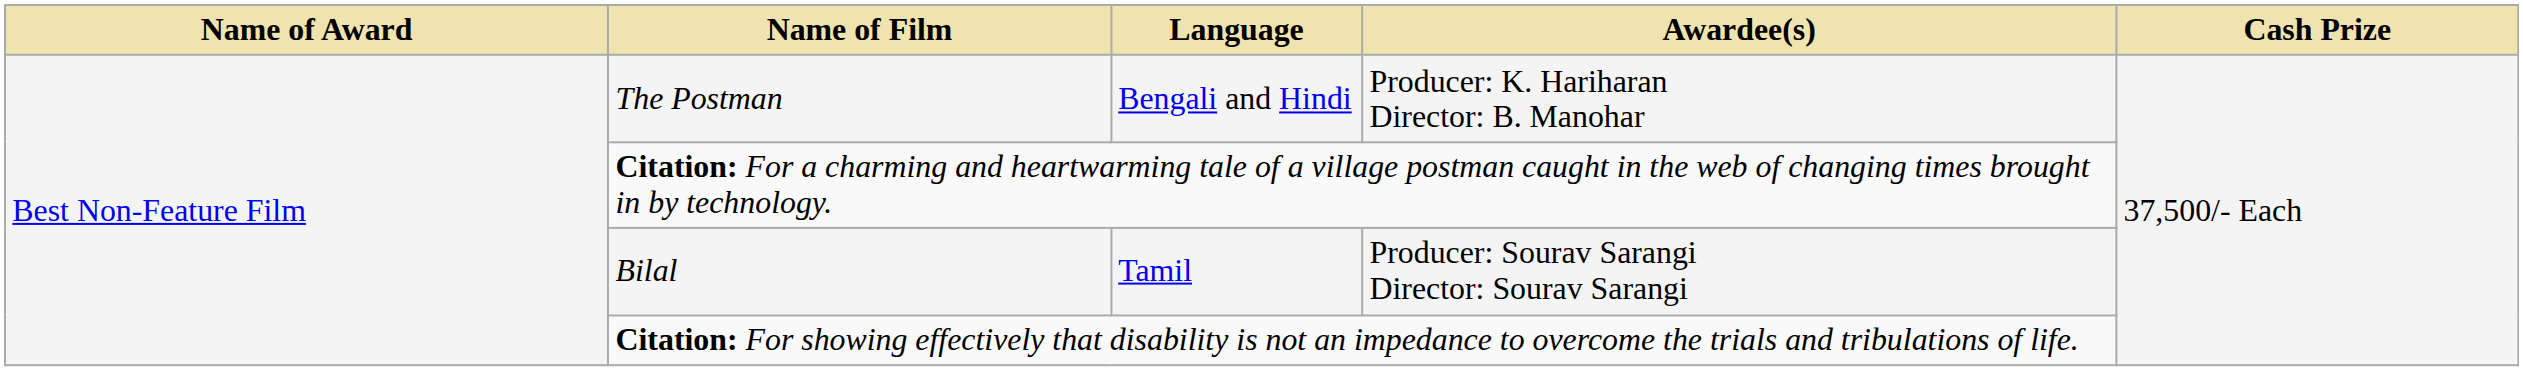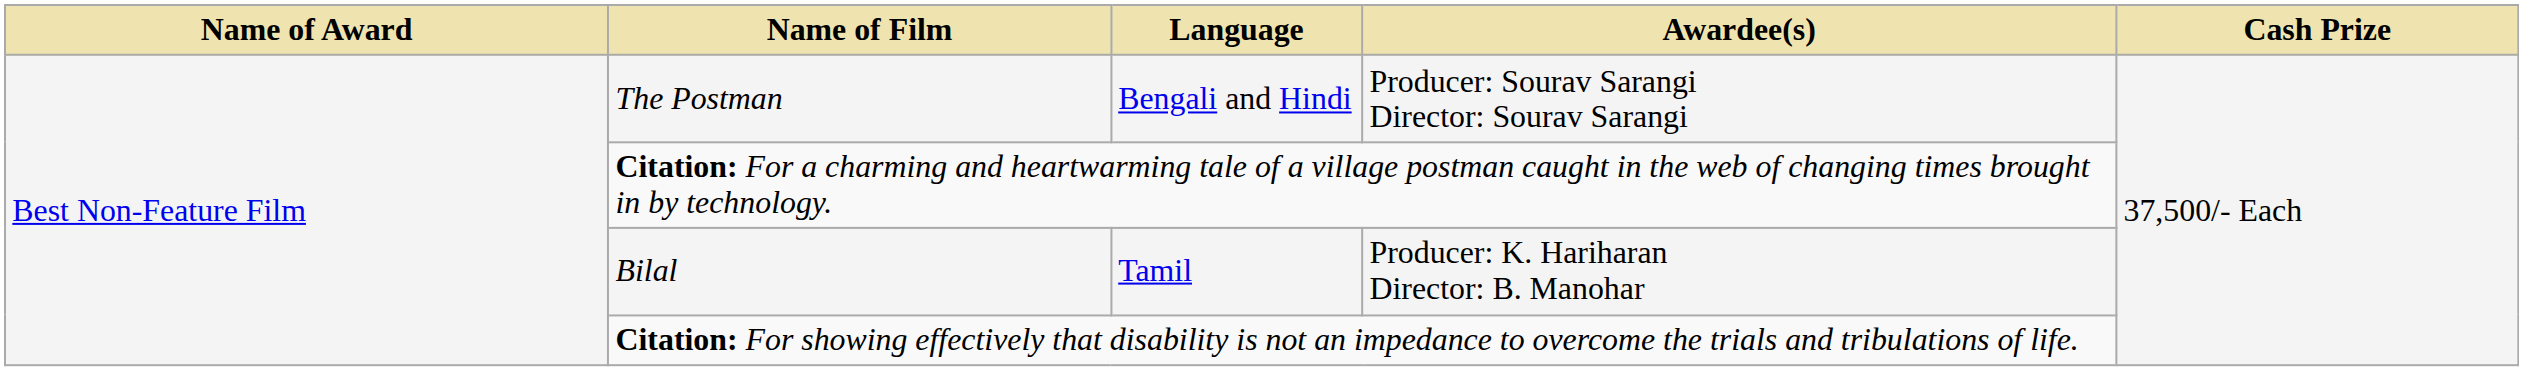(1518, 98) Producer: K. Hariharan Director: B. Manohar -> (1533, 98) Producer: Sourav Sarangi Director: Sourav Sarangi
(1533, 270) Producer: Sourav Sarangi Director: Sourav Sarangi -> (1518, 270) Producer: K. Hariharan Director: B. Manohar
